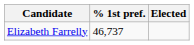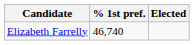(108, 31) 46,737 -> (108, 31) 46,740
